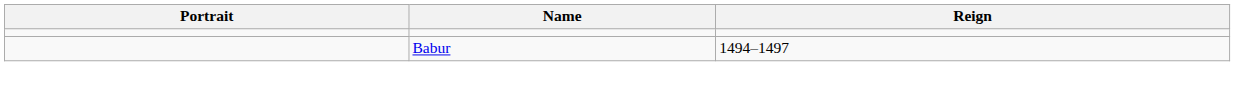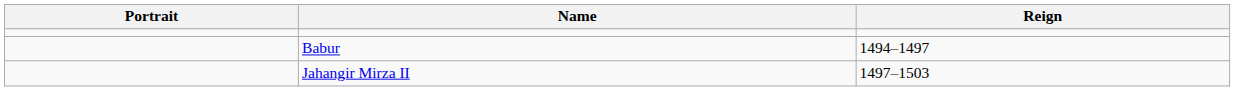+ row: (356, 73)
